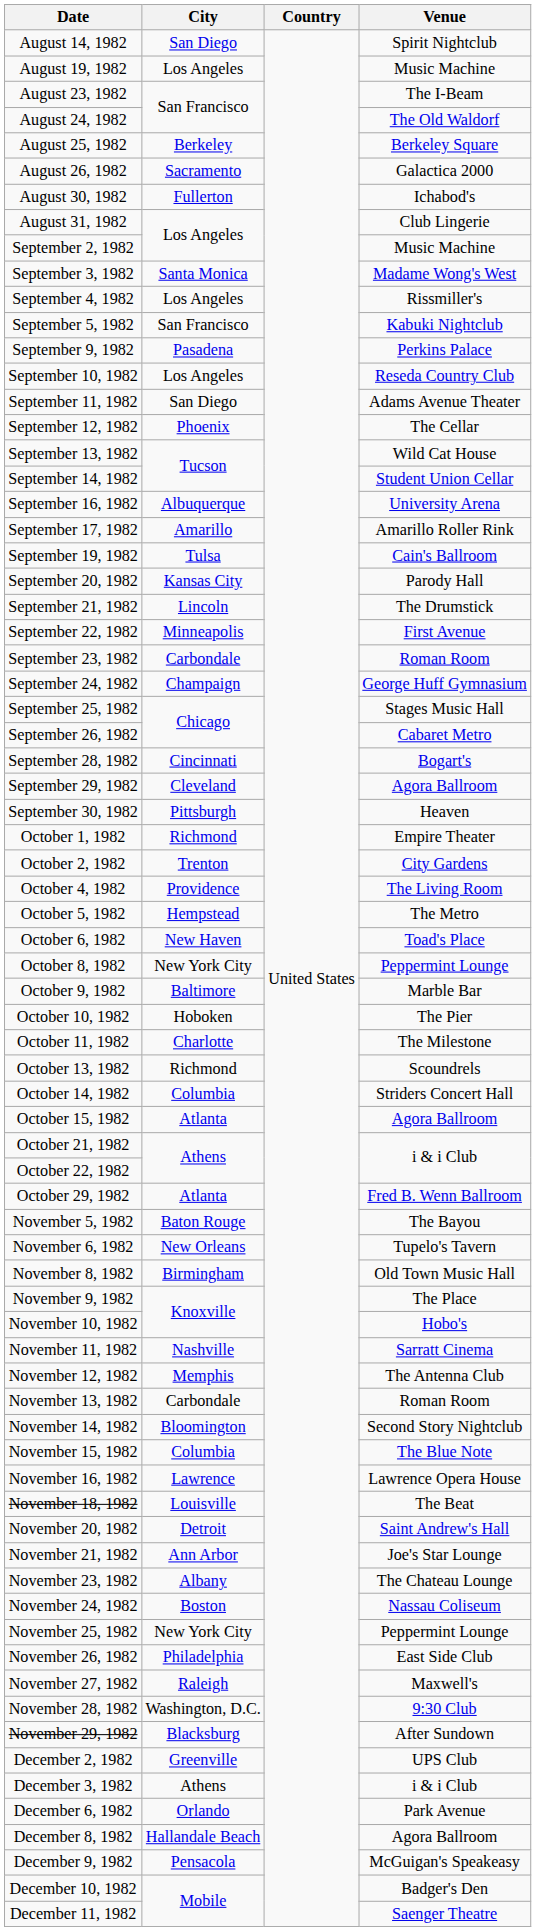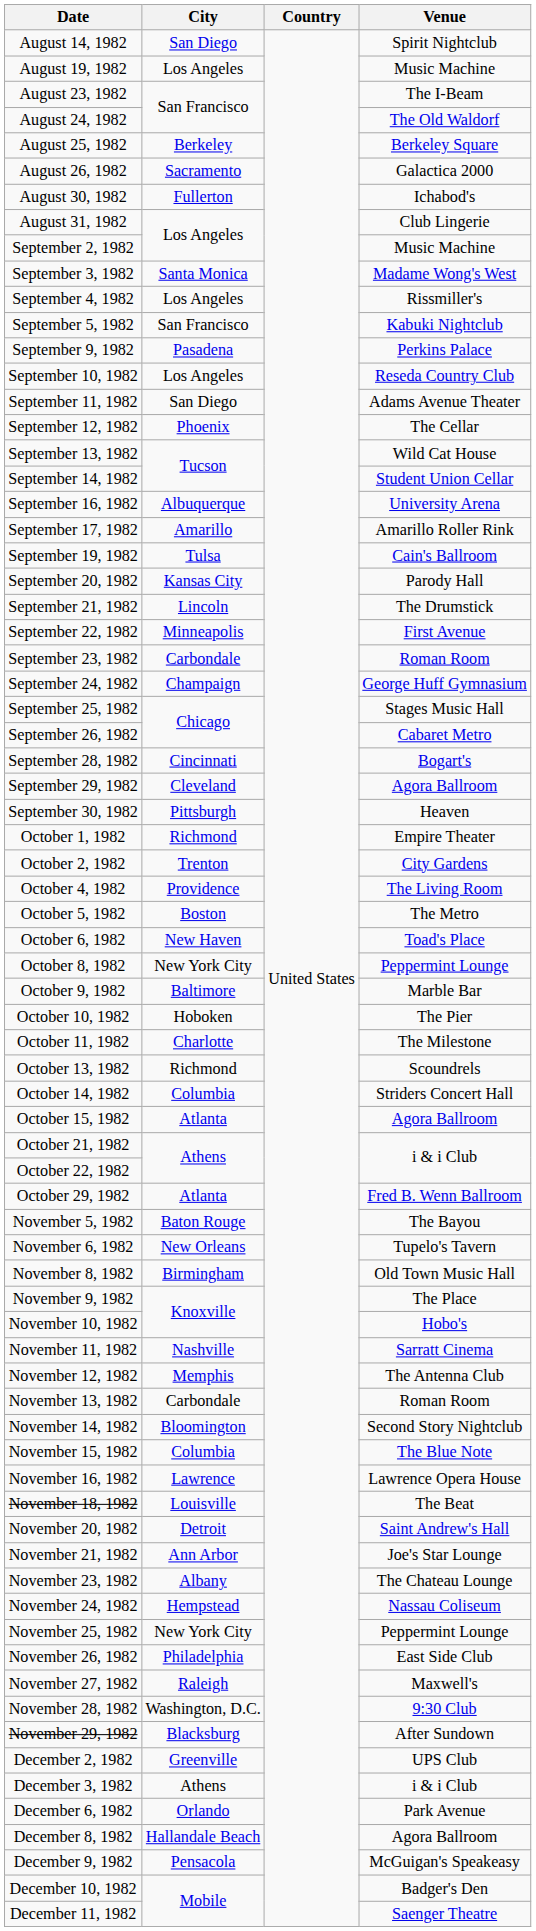(203, 914) Hempstead -> (203, 914) Boston
(203, 1606) Boston -> (203, 1606) Hempstead
